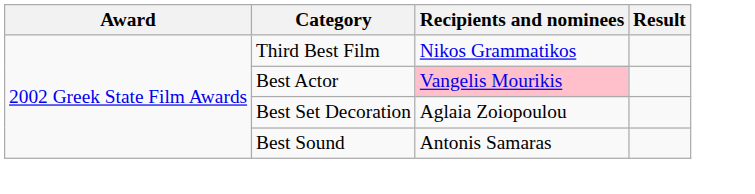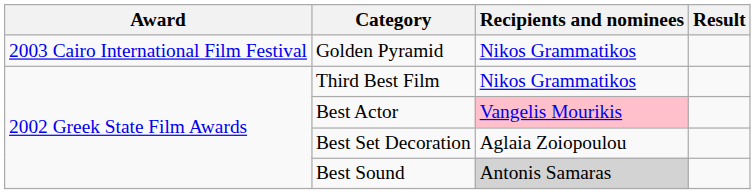+ row: (380, 50)
(486, 142) no background -> (546, 173) lightgrey background
